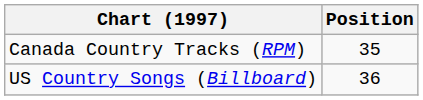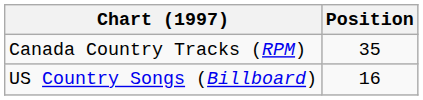(370, 79) 36 -> (370, 79) 16
